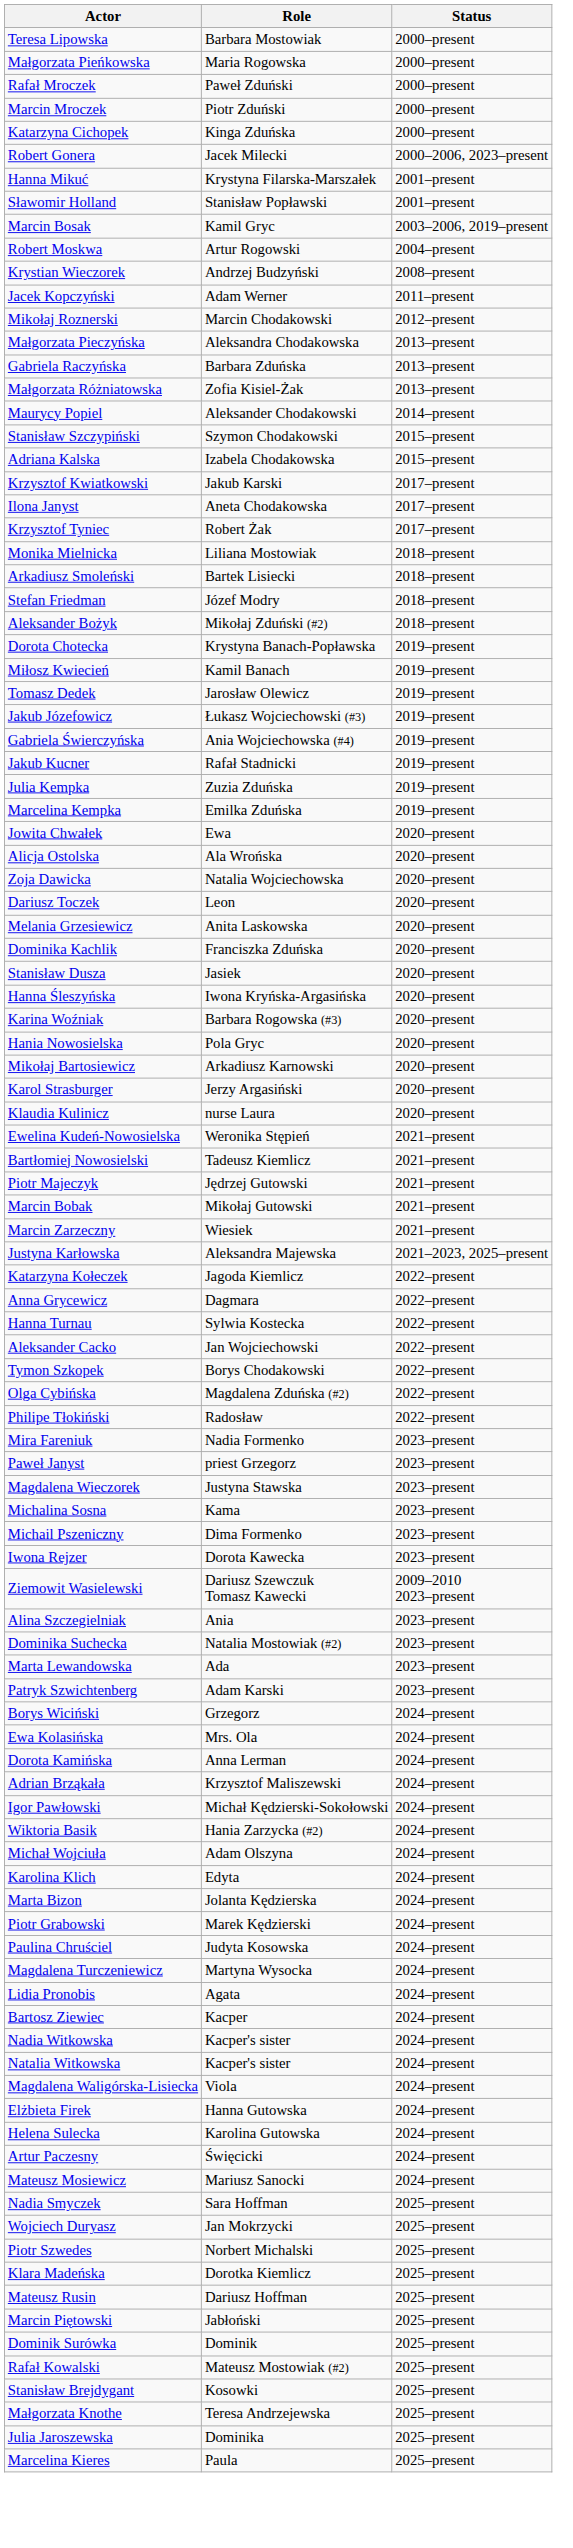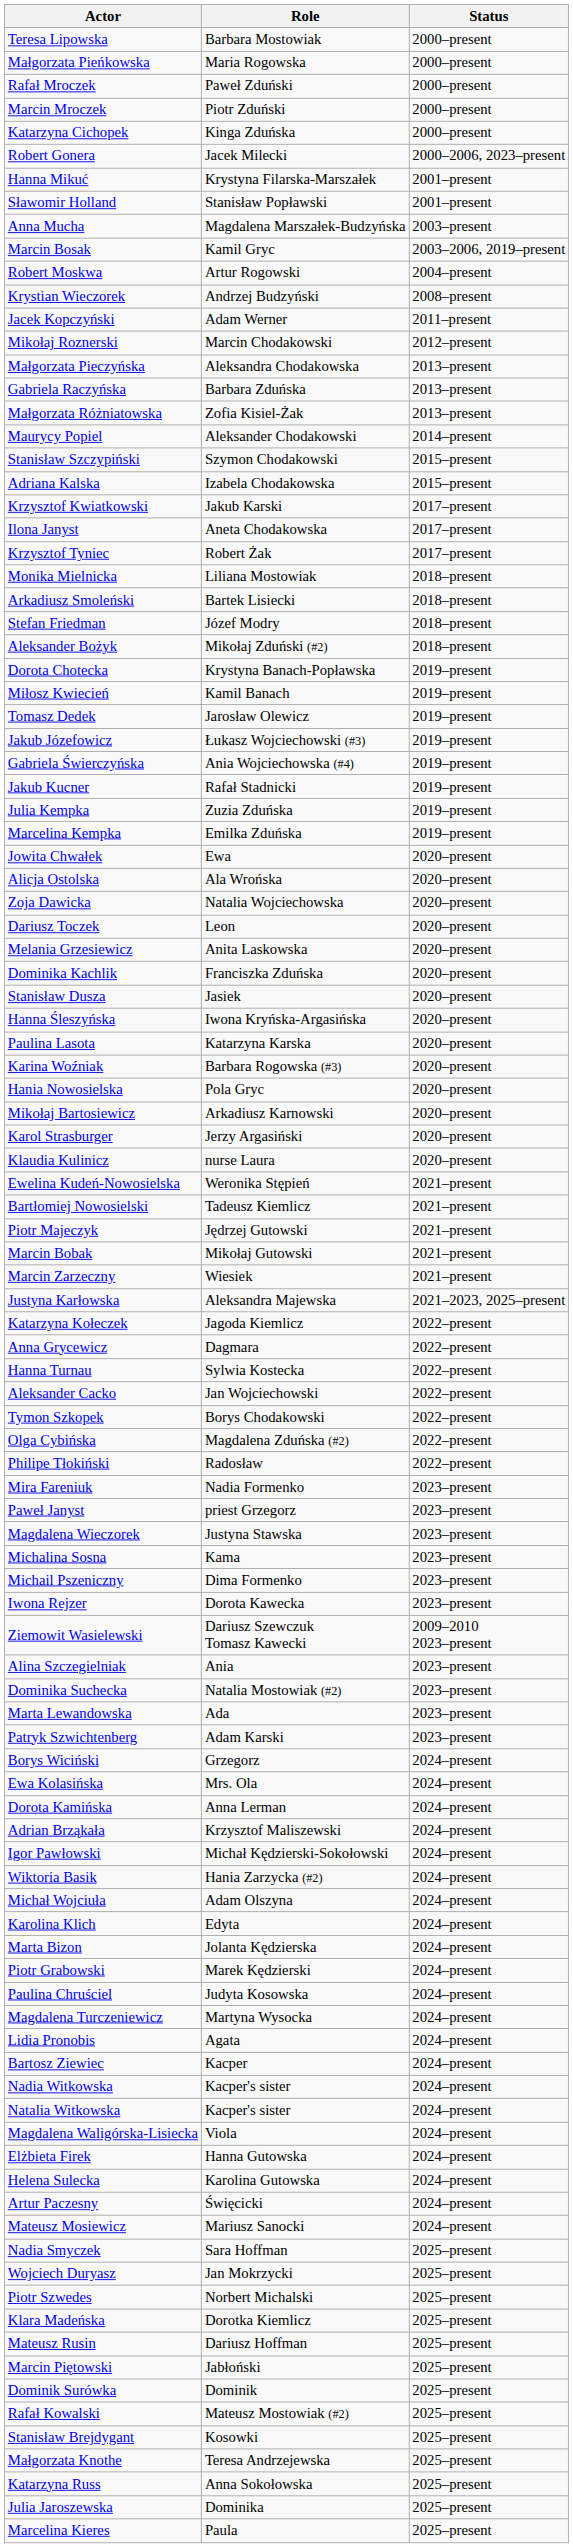+ row: (46, 226)
+ row: (51, 1043)
+ row: (54, 2483)
